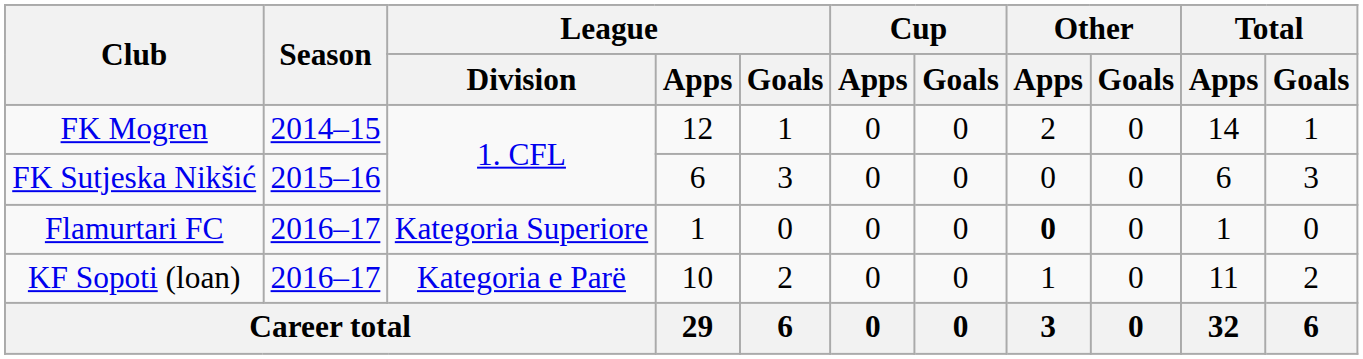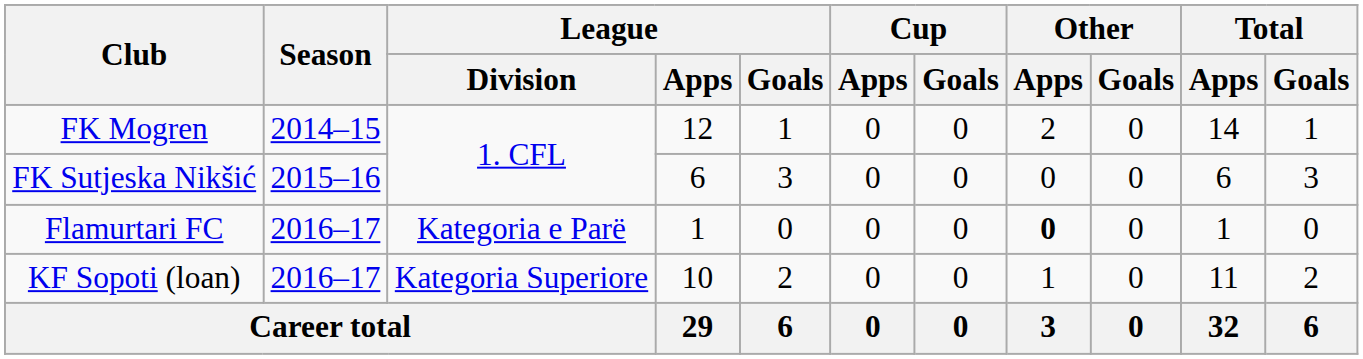(522, 228) Kategoria Superiore -> (521, 228) Kategoria e Parë
(521, 278) Kategoria e Parë -> (522, 278) Kategoria Superiore
